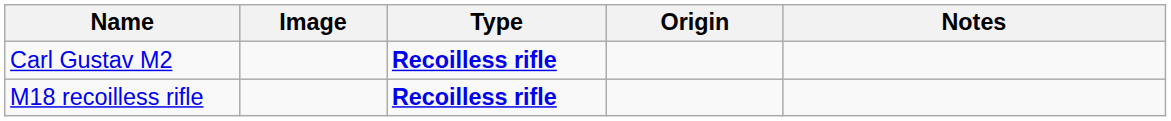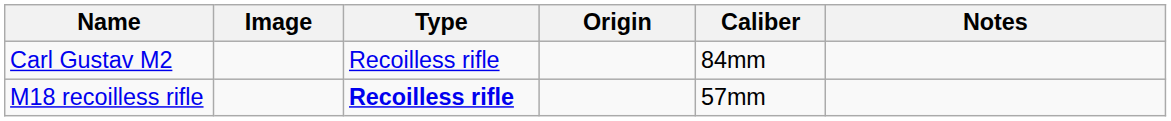+ column: (761, 23)
(474, 60) bold -> (424, 60) normal
